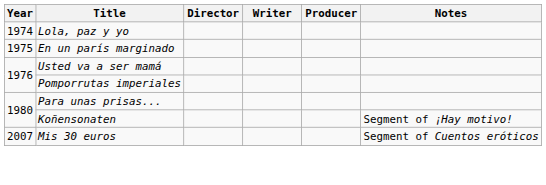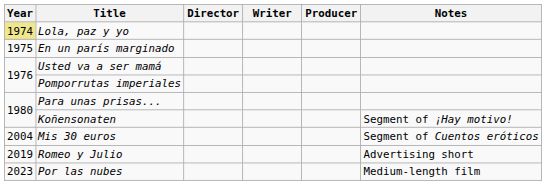(20, 31) no background -> (20, 31) khaki background
(20, 136) 2007 -> (20, 136) 2004
+ row: (80, 154)
+ row: (80, 171)
